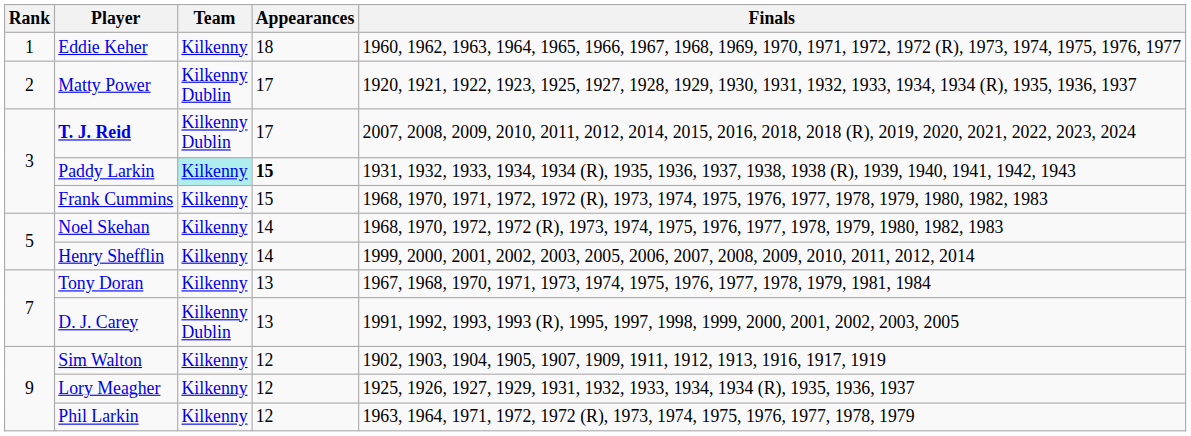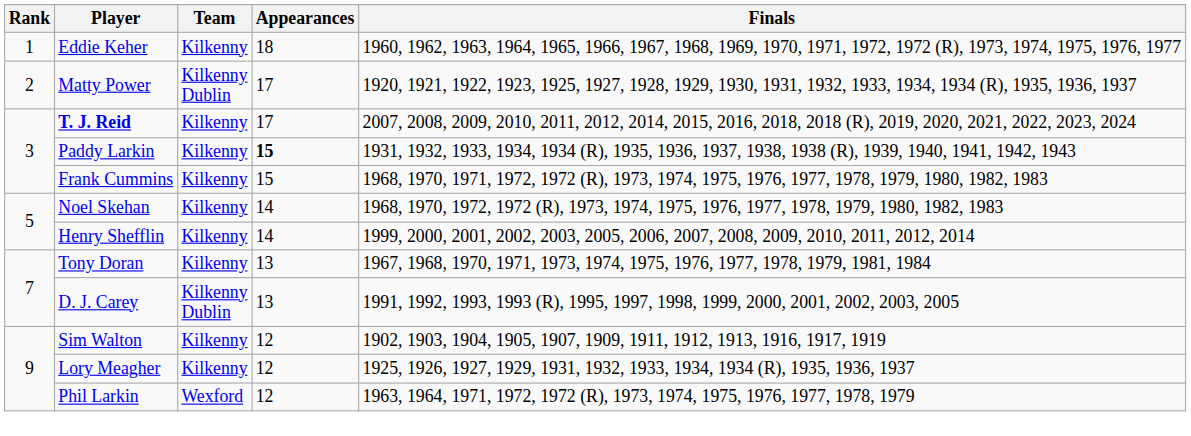(214, 133) Kilkenny Dublin -> (214, 123) Kilkenny
(214, 171) paleturquoise background -> (214, 151) no background
(214, 416) Kilkenny -> (212, 396) Wexford
